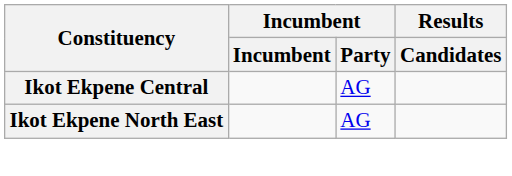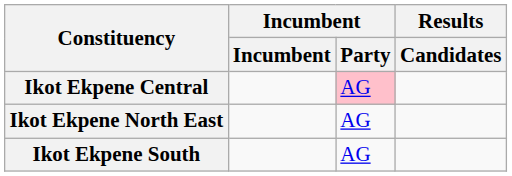(355, 87) no background -> (355, 87) pink background
+ row: (116, 154)
